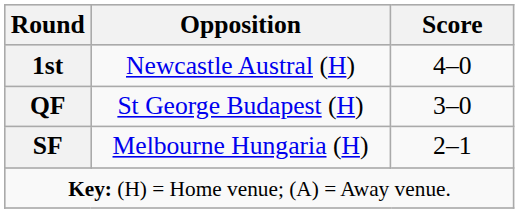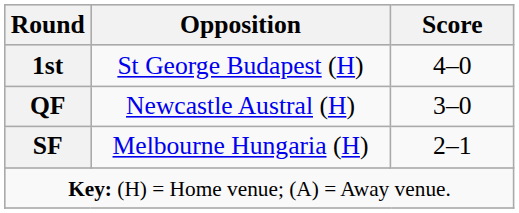(240, 65) Newcastle Austral (H) -> (240, 65) St George Budapest (H)
(240, 106) St George Budapest (H) -> (240, 106) Newcastle Austral (H)
